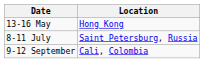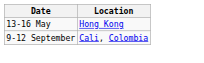- row: (28, 38)
